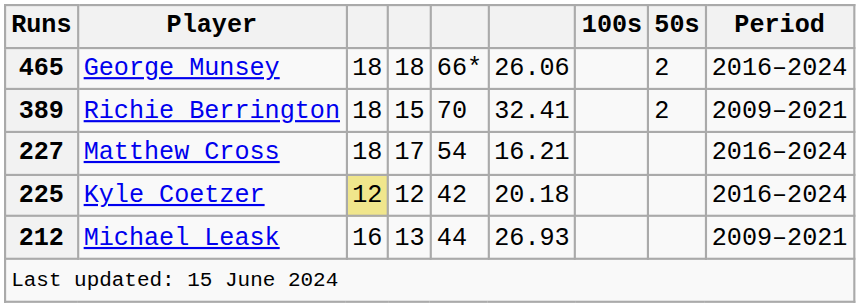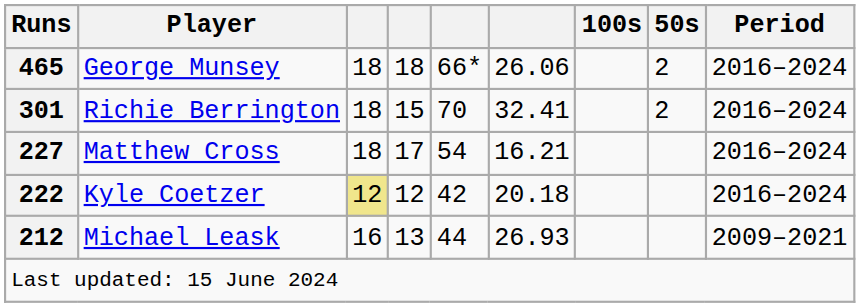(41, 110) 389 -> (41, 110) 301
(780, 110) 2009–2021 -> (780, 110) 2016–2024
(41, 195) 225 -> (41, 195) 222
